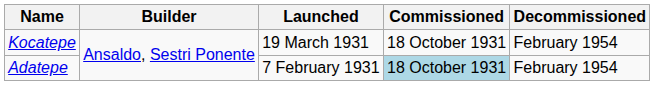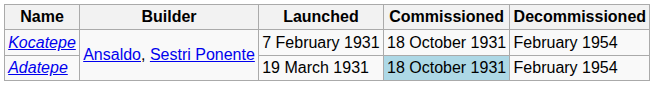(316, 42) 19 March 1931 -> (321, 42) 7 February 1931
(321, 67) 7 February 1931 -> (316, 67) 19 March 1931
